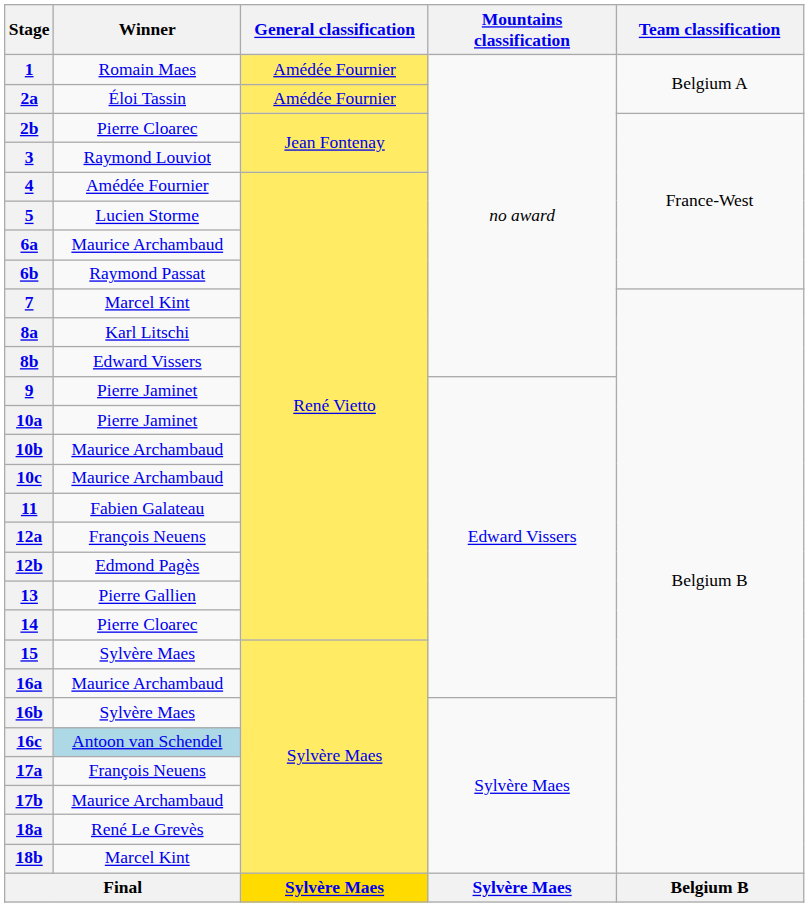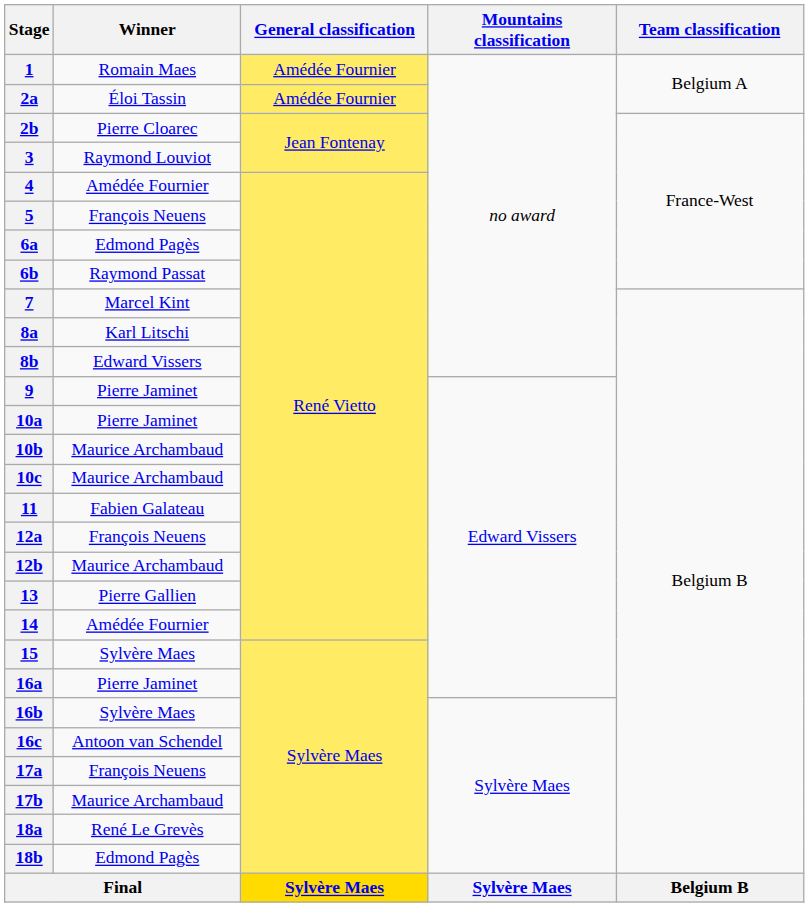(147, 215) Lucien Storme -> (147, 215) François Neuens
(147, 245) Maurice Archambaud -> (147, 245) Edmond Pagès
(147, 566) Edmond Pagès -> (147, 566) Maurice Archambaud
(147, 624) Pierre Cloarec -> (147, 624) Amédée Fournier
(147, 683) Maurice Archambaud -> (147, 683) Pierre Jaminet
(147, 741) lightblue background -> (147, 741) no background
(147, 858) Marcel Kint -> (147, 858) Edmond Pagès
